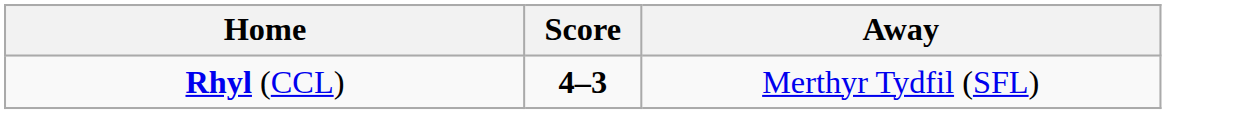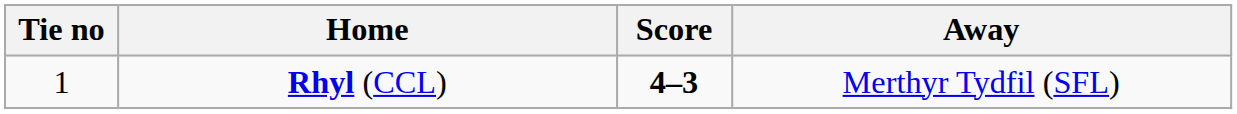+ column: (62, 30)
